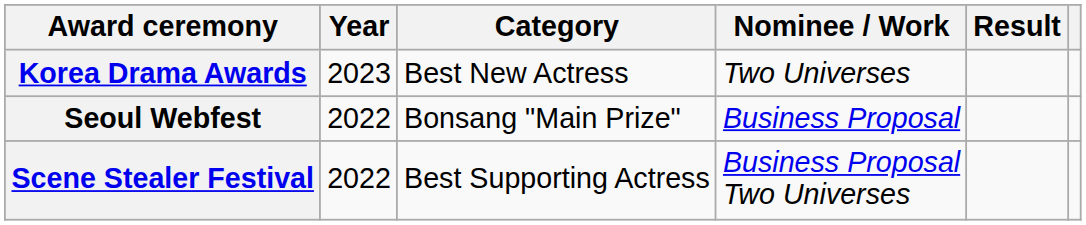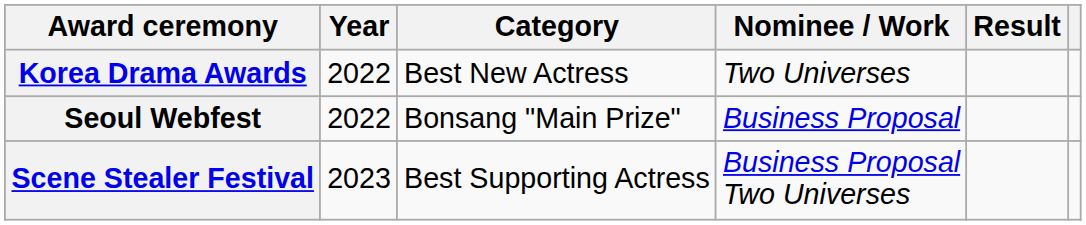(359, 72) 2023 -> (359, 72) 2022
(359, 179) 2022 -> (359, 179) 2023
